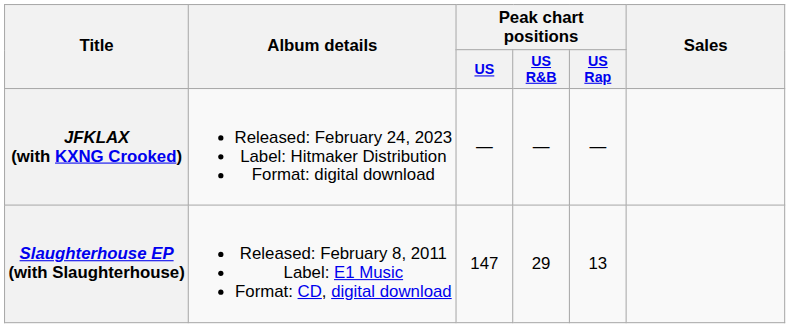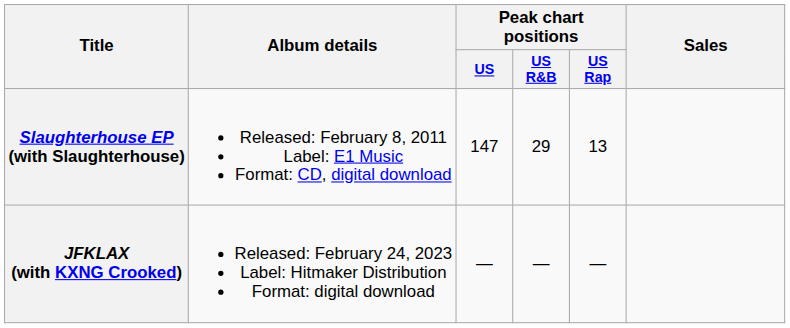rows swapped: (97, 263) <-> (97, 146)
